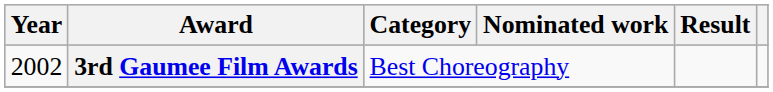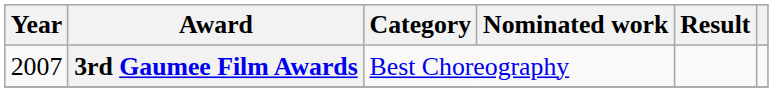(37, 65) 2002 -> (37, 65) 2007
